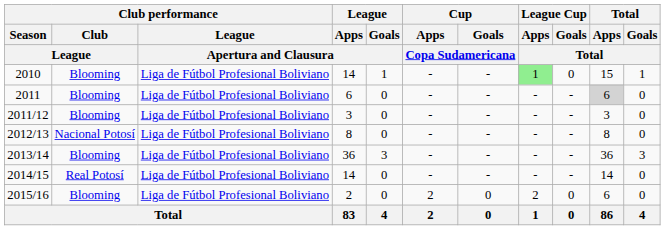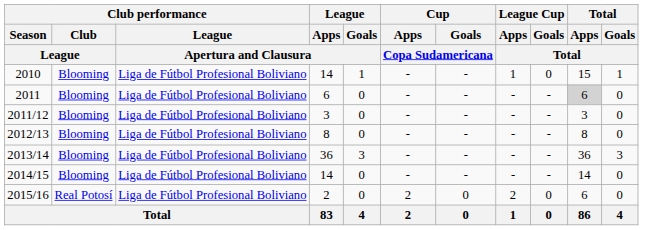(535, 74) lightgreen background -> (513, 74) no background
(95, 134) Nacional Potosí -> (84, 134) Blooming
(95, 174) Real Potosí -> (84, 174) Blooming
(95, 194) Blooming -> (84, 194) Real Potosí
